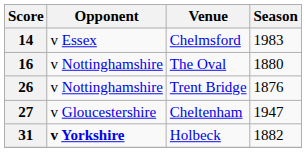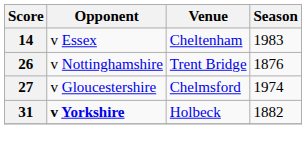(205, 40) Chelmsford -> (206, 40) Cheltenham
- row: (26, 64)
(206, 111) Cheltenham -> (205, 87) Chelmsford
(269, 111) 1947 -> (269, 87) 1974
